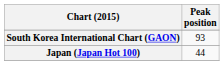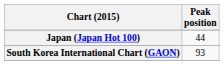rows swapped: (93, 53) <-> (93, 38)
